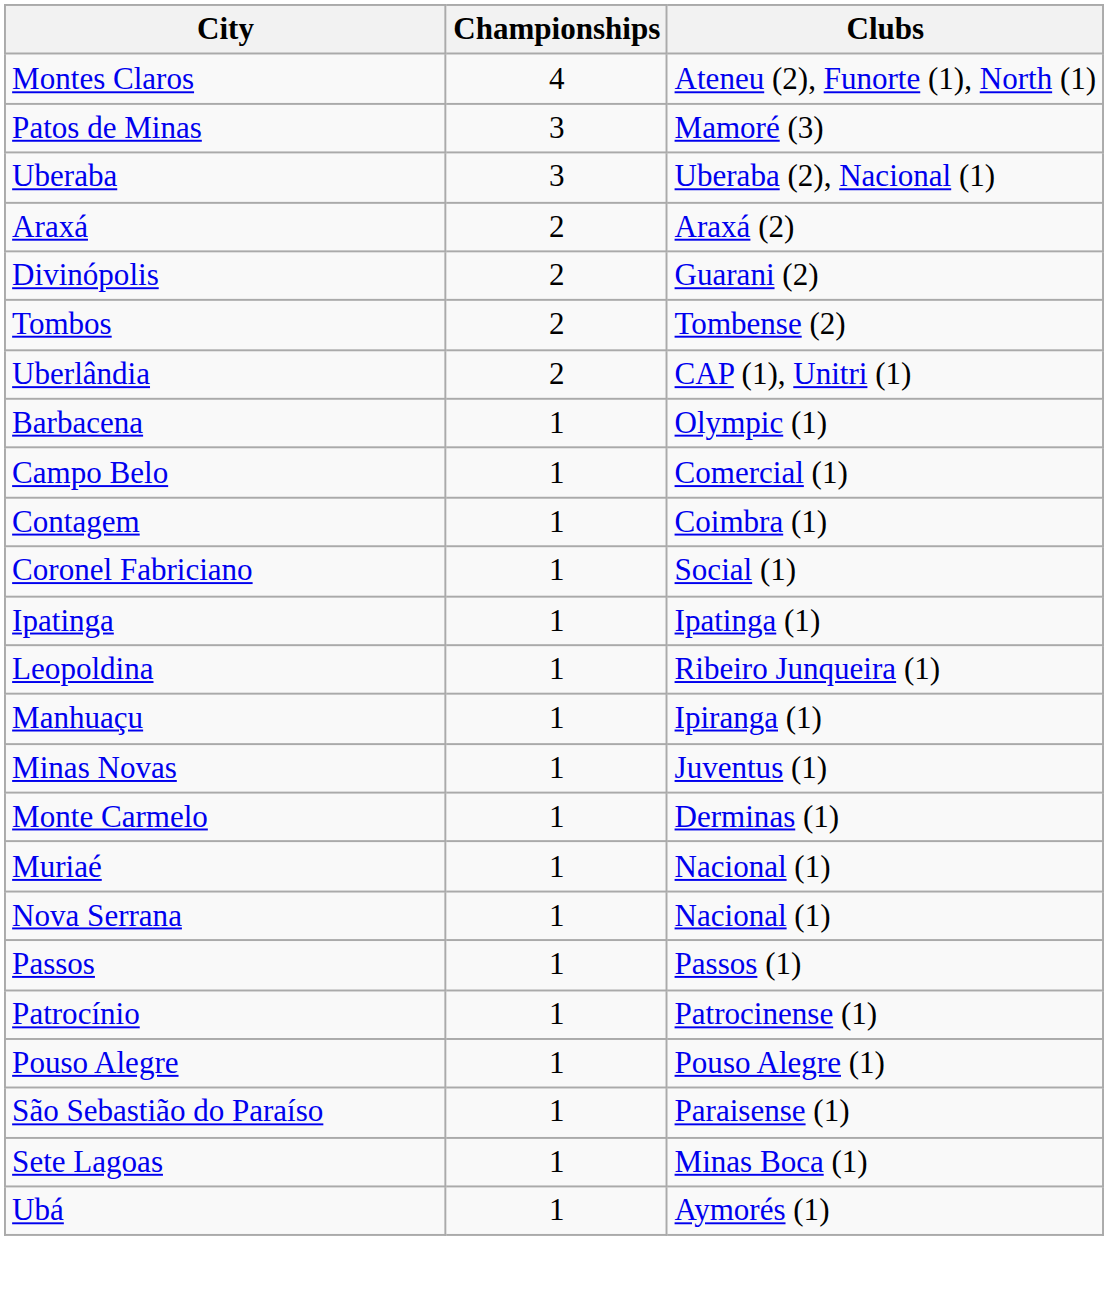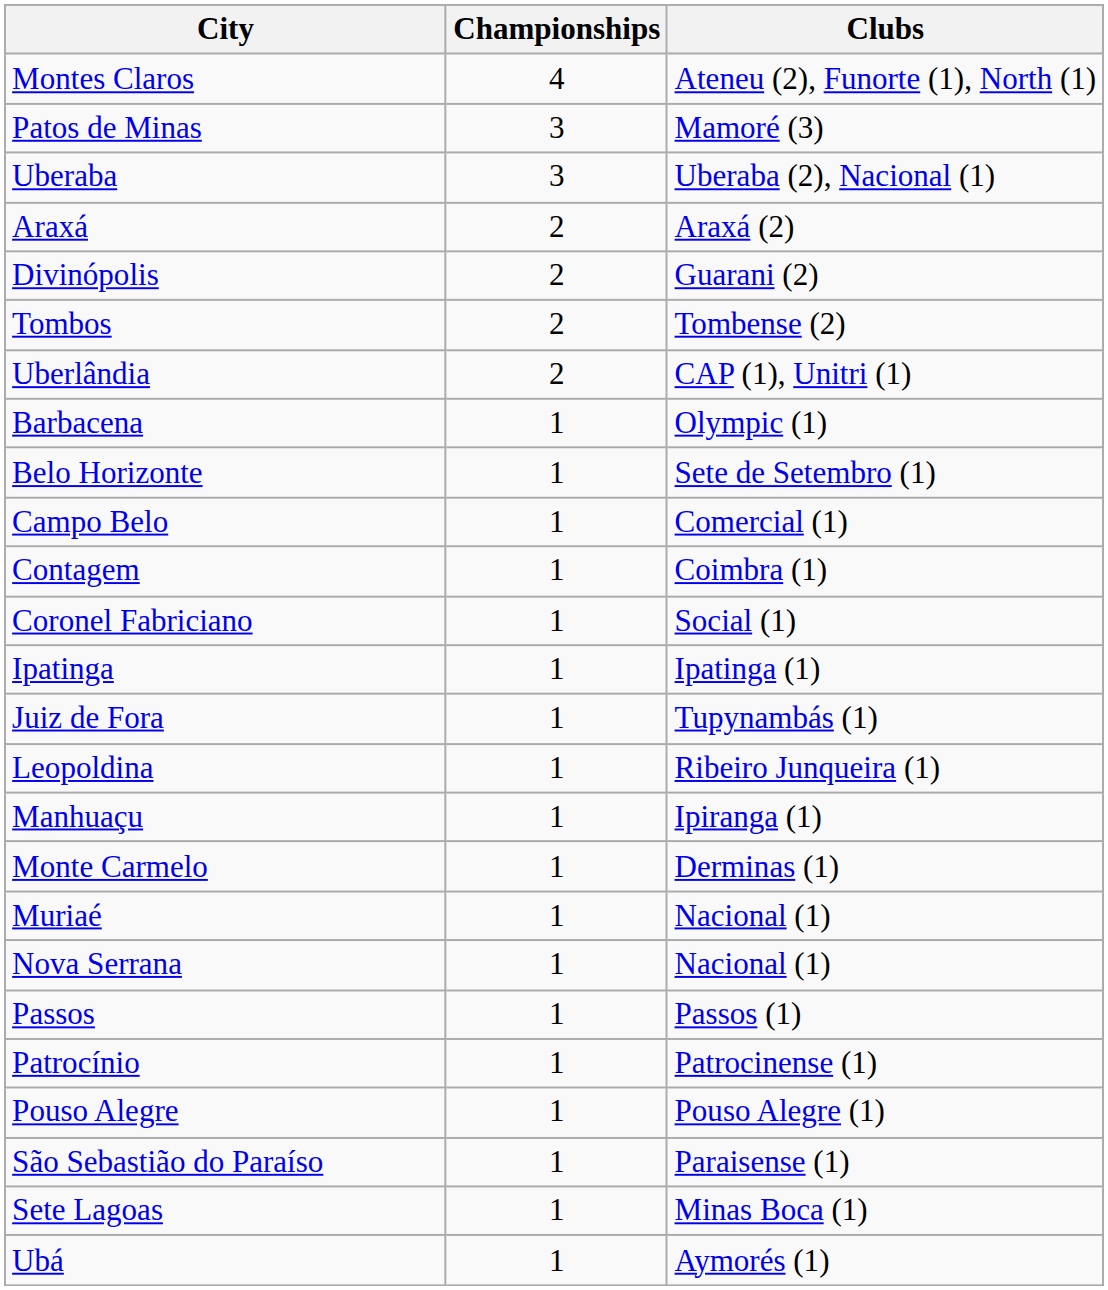+ row: (107, 472)
+ row: (88, 718)
- row: (94, 767)
